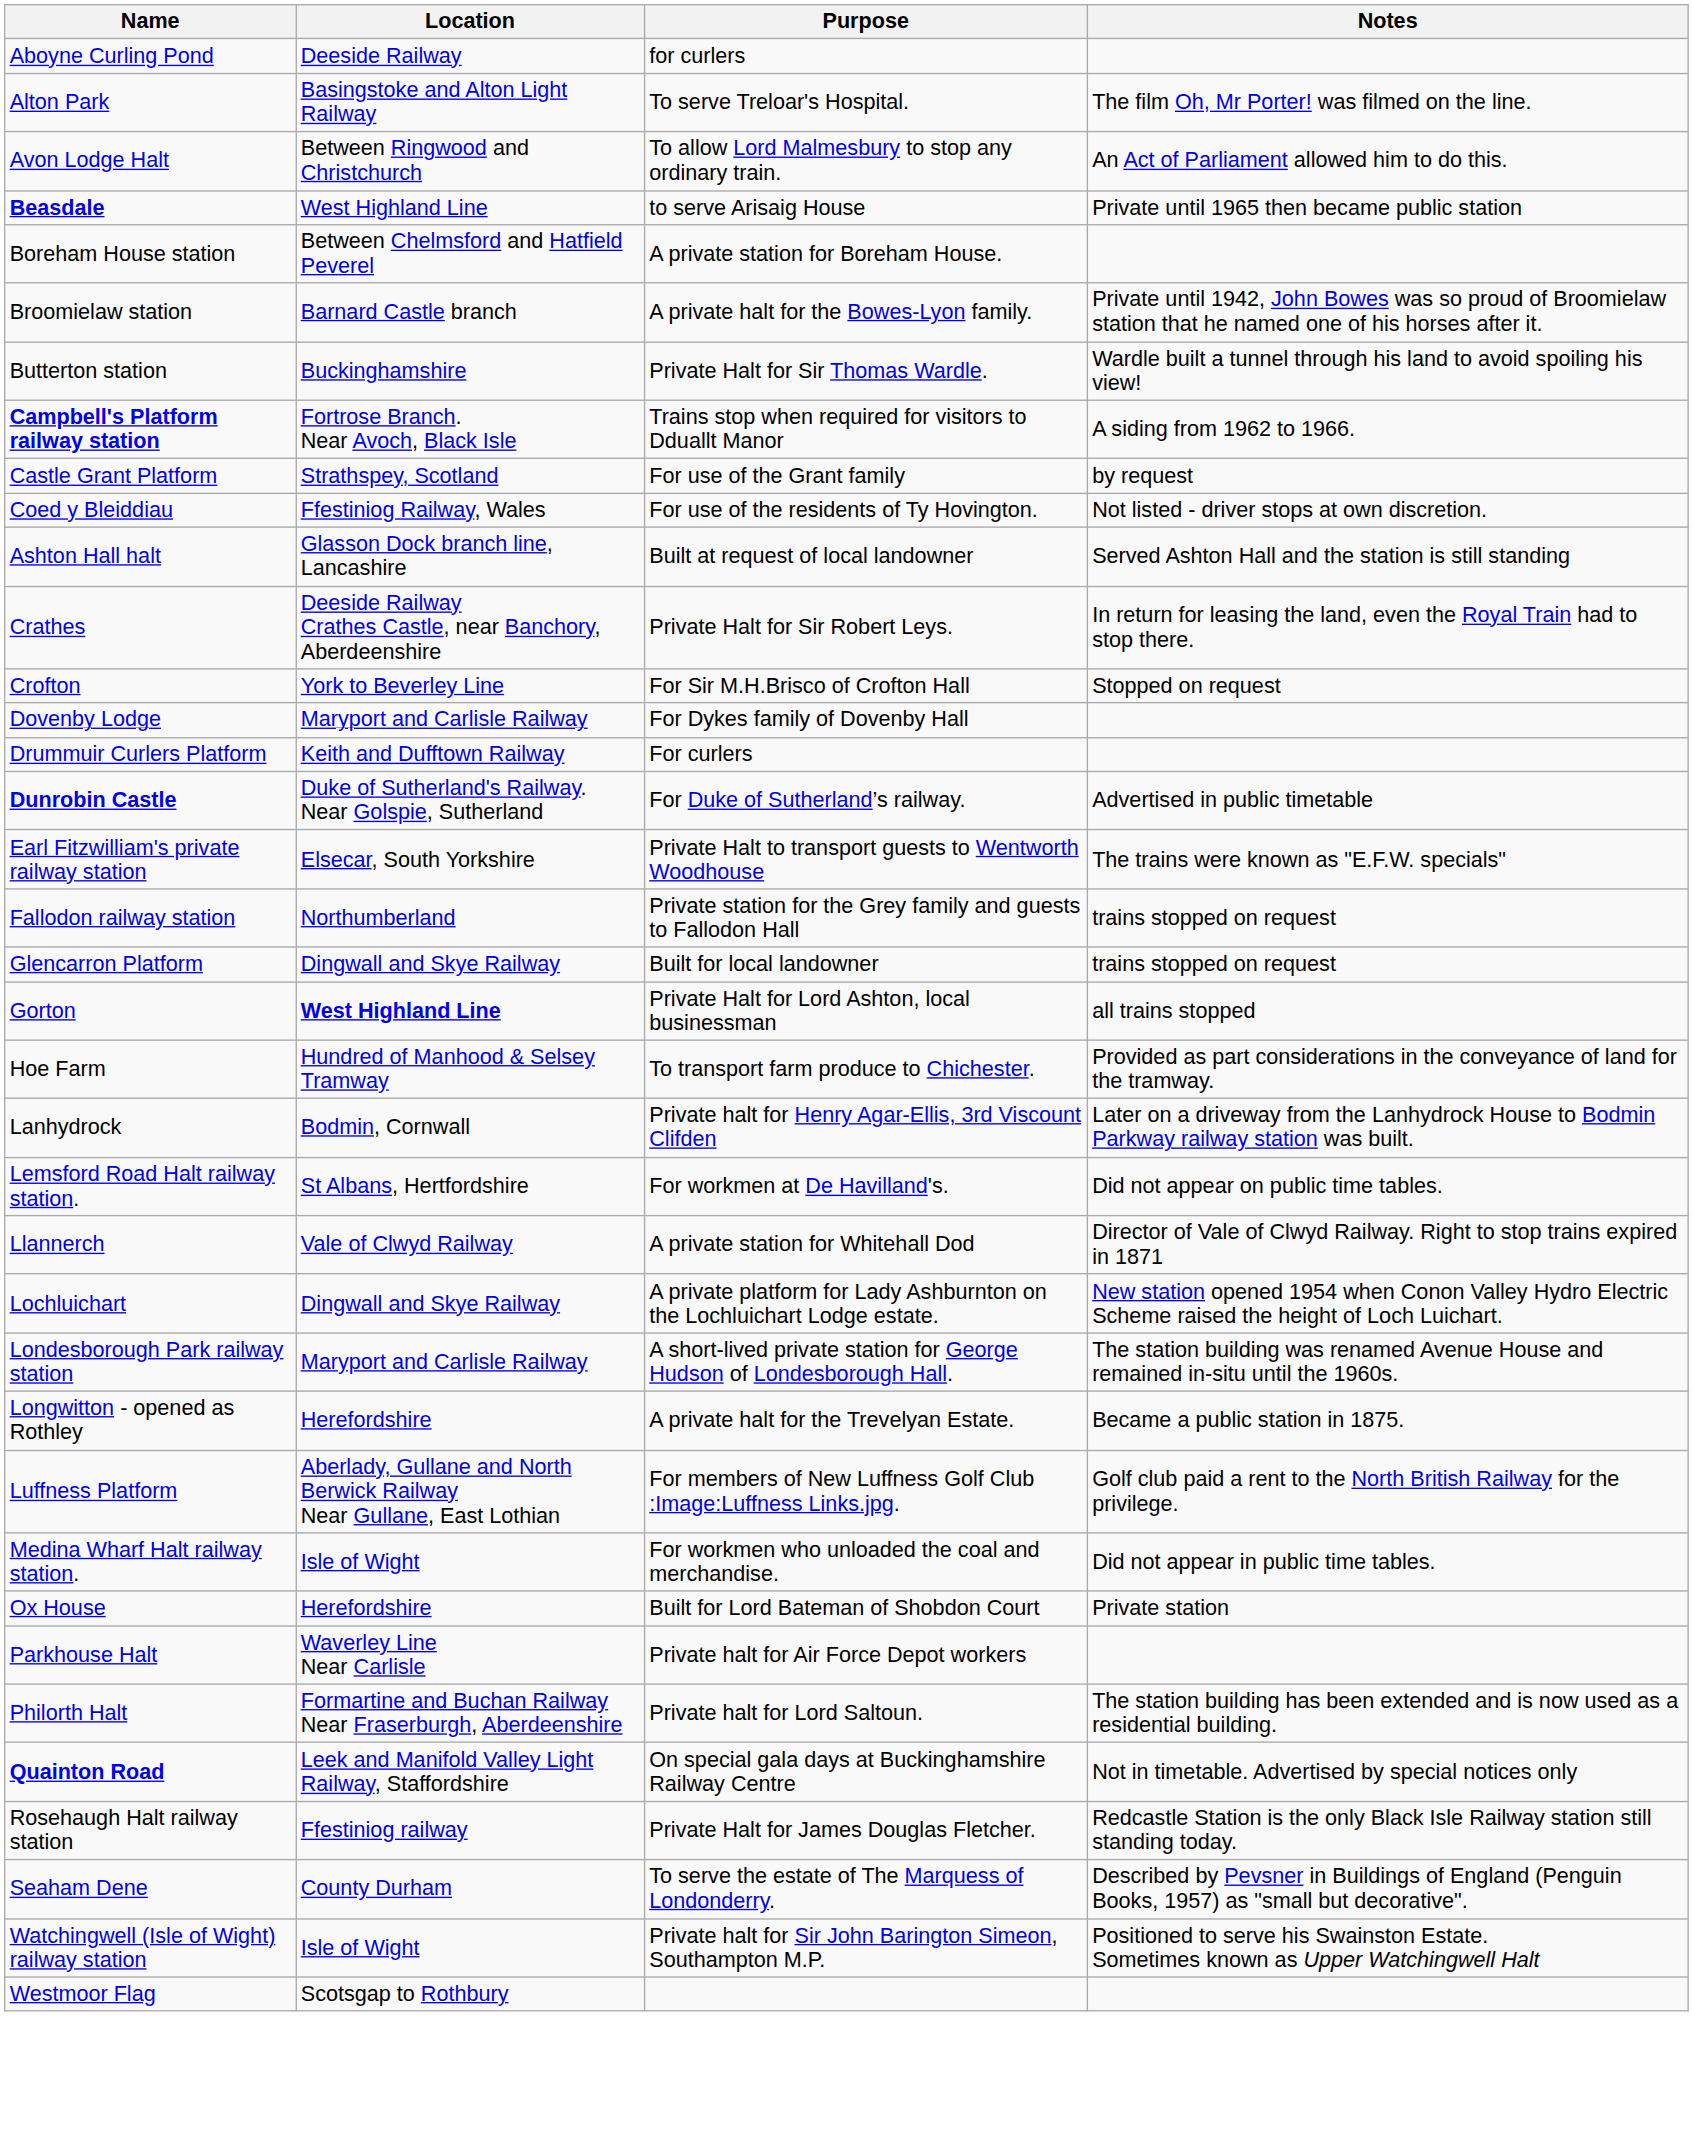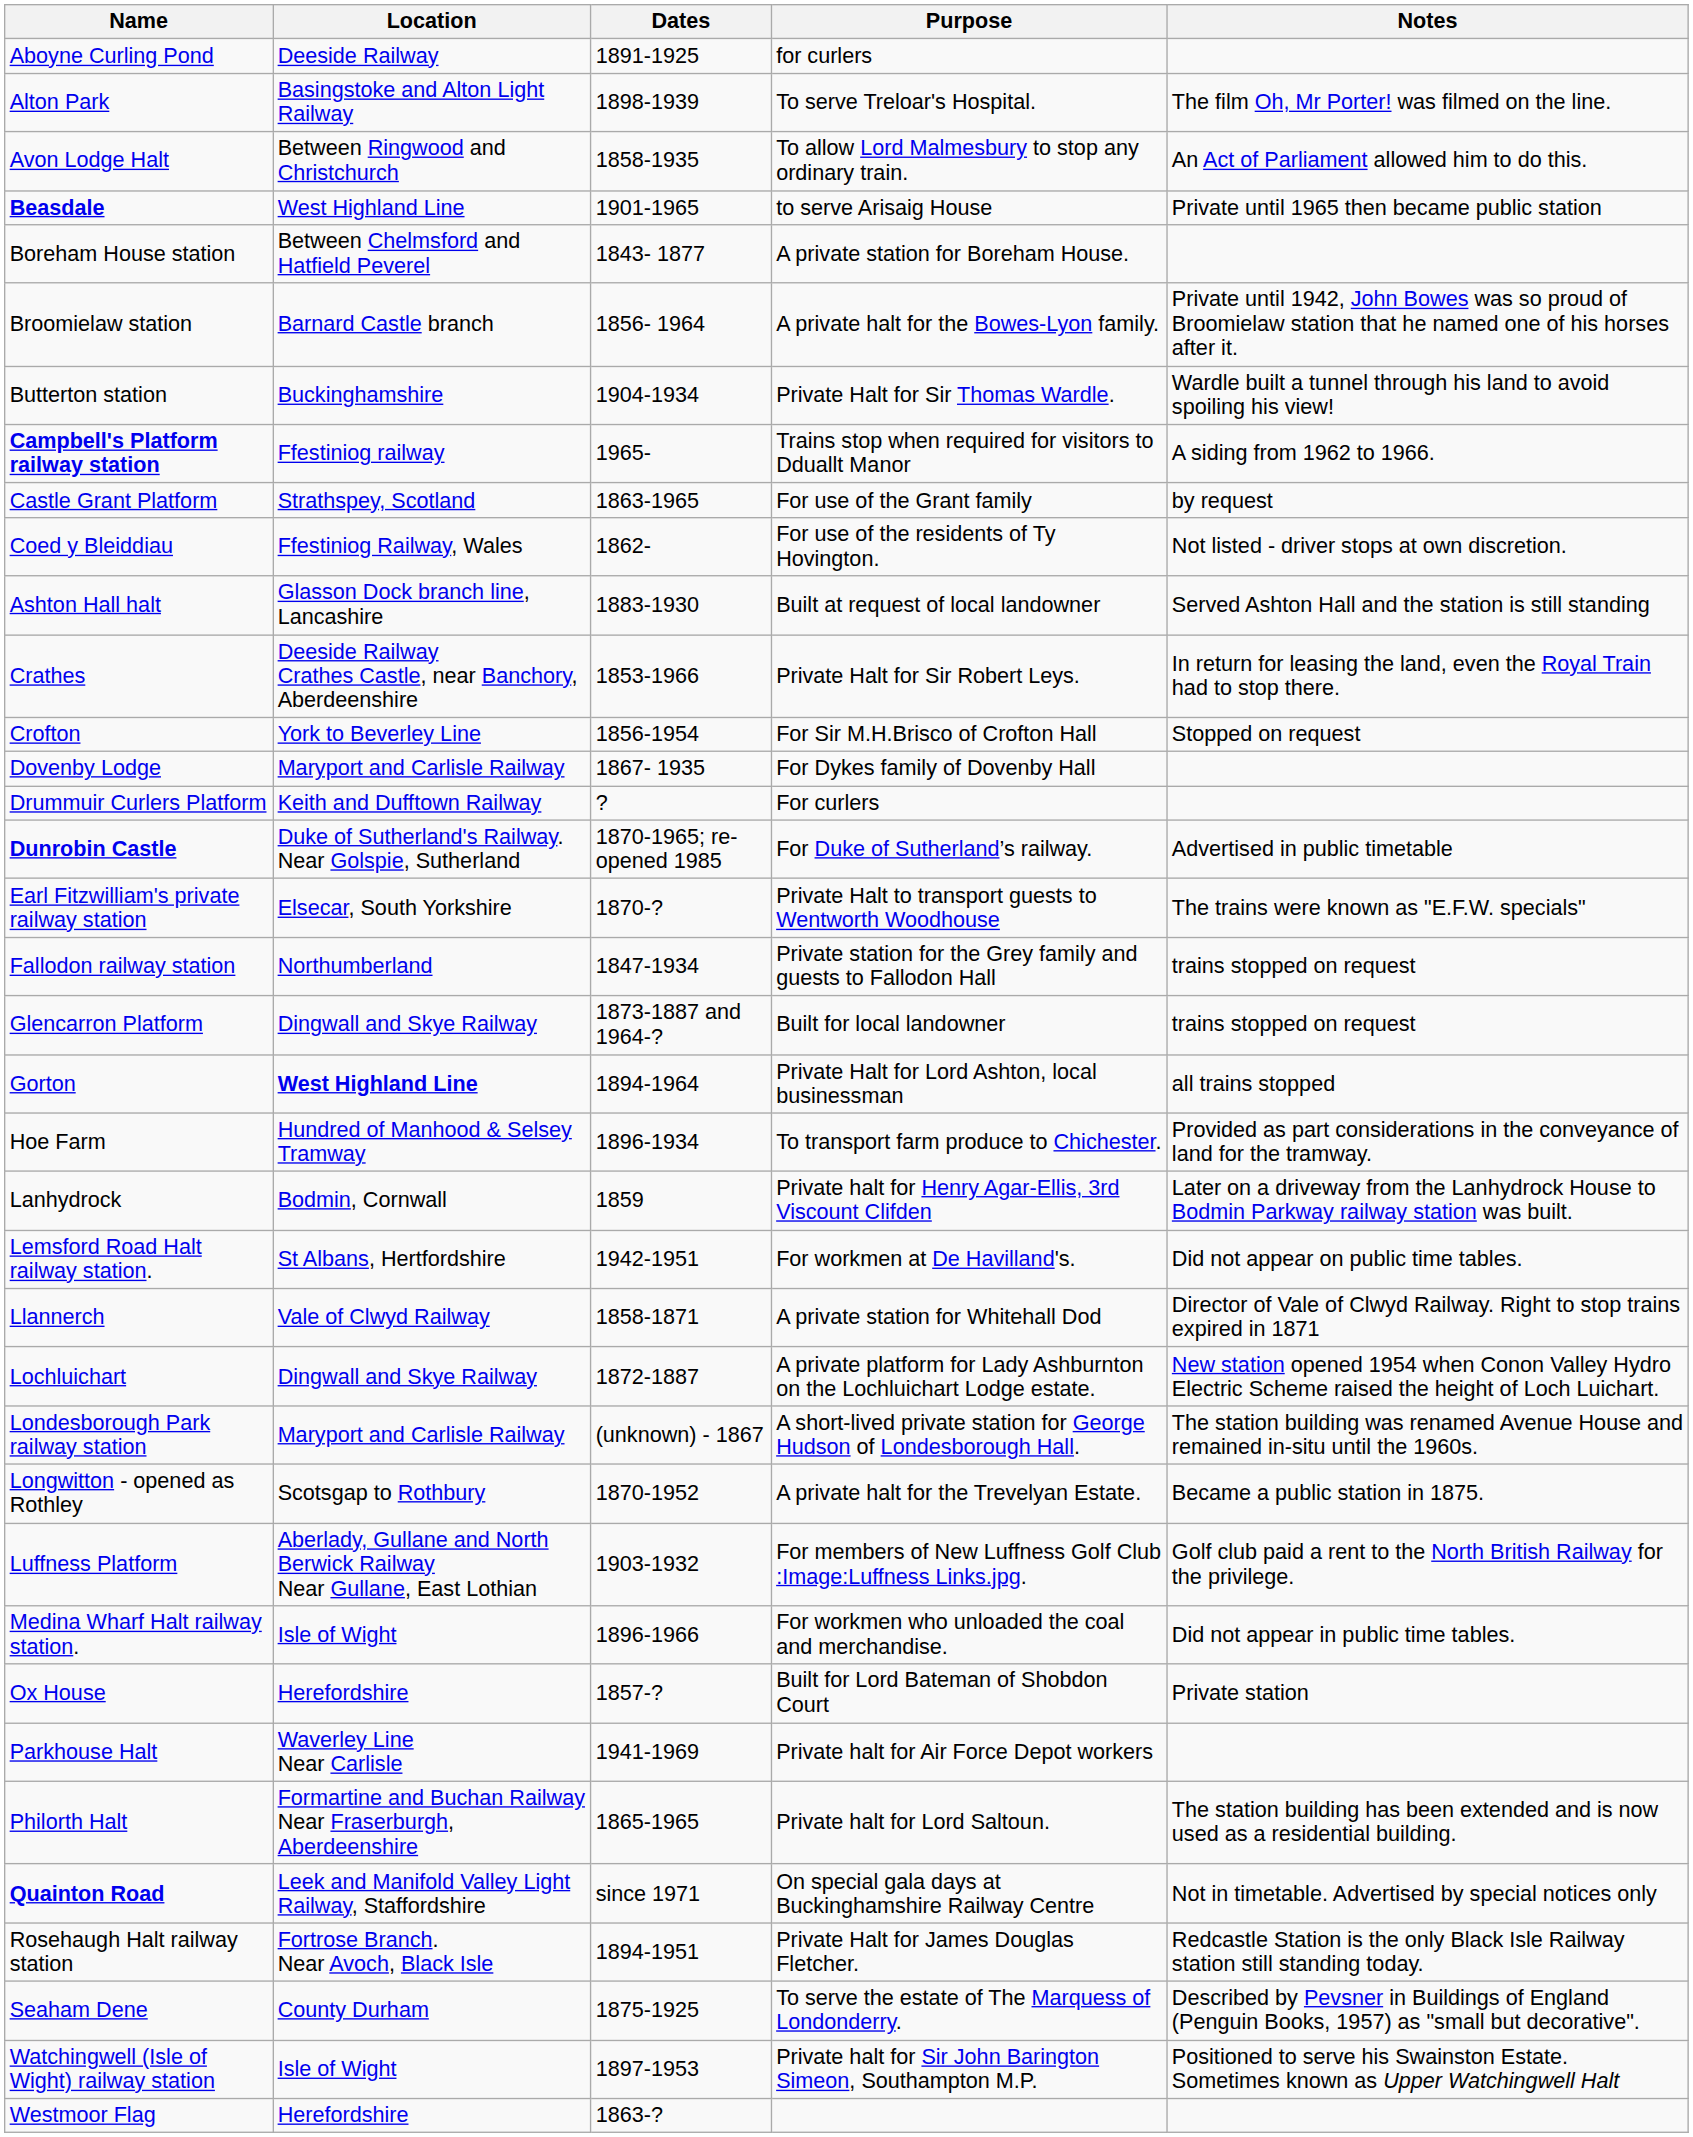+ column: (681, 21)
(409, 429) Fortrose Branch. Near Avoch, Black Isle -> (361, 453) Ffestiniog railway
(366, 1420) Herefordshire -> (381, 1493) Scotsgap to Rothbury
(384, 1830) Ffestiniog railway -> (385, 1951) Fortrose Branch. Near Avoch, Black Isle
(405, 1993) Scotsgap to Rothbury -> (343, 2115) Herefordshire
